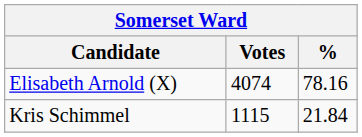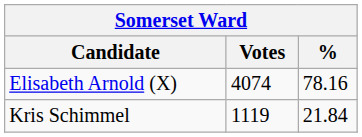(250, 115) 1115 -> (250, 115) 1119
